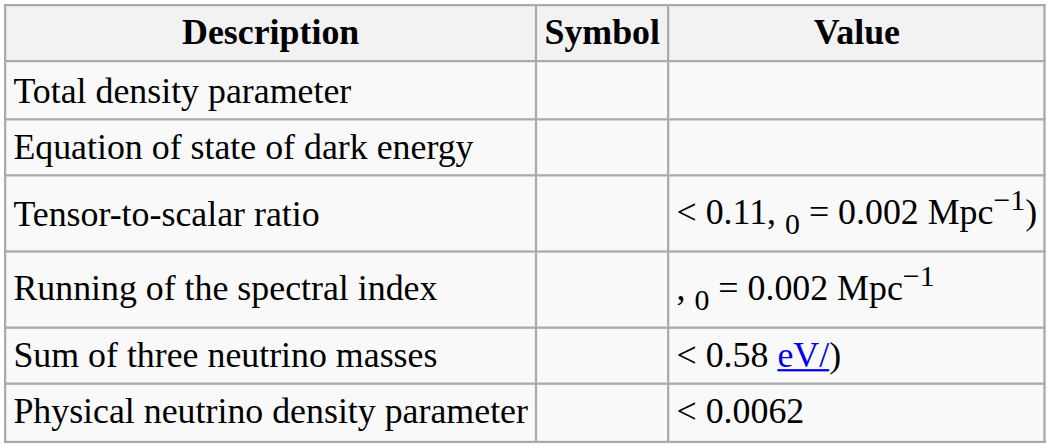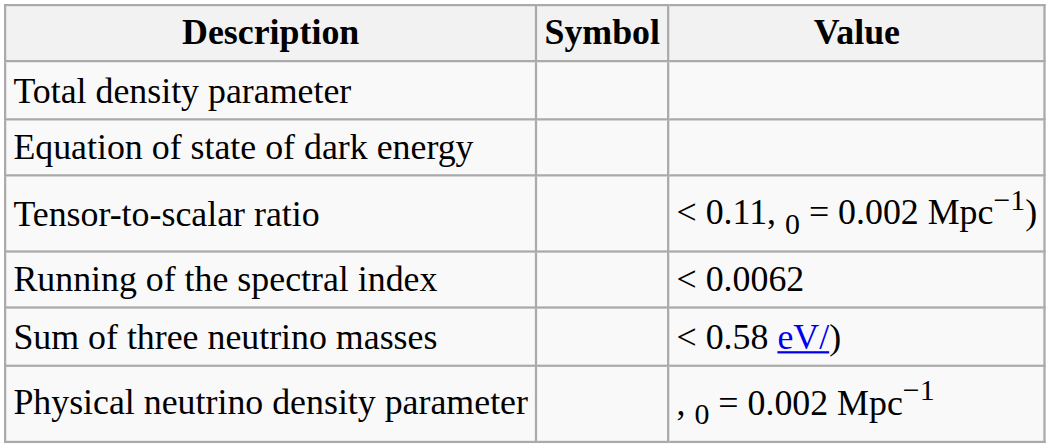(806, 288) , 0 = 0.002 Mpc−1 -> (740, 279) < 0.0062
(740, 412) < 0.0062 -> (806, 402) , 0 = 0.002 Mpc−1
